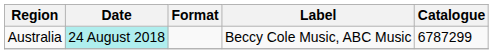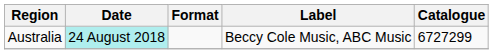(445, 37) 6787299 -> (445, 37) 6727299
